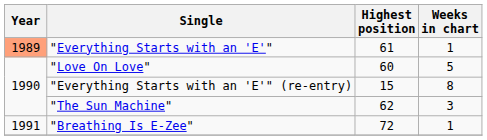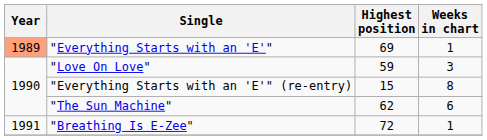(387, 47) 61 -> (387, 47) 69
(387, 67) 60 -> (387, 67) 59
(450, 67) 5 -> (450, 67) 3
(450, 106) 3 -> (450, 106) 6
